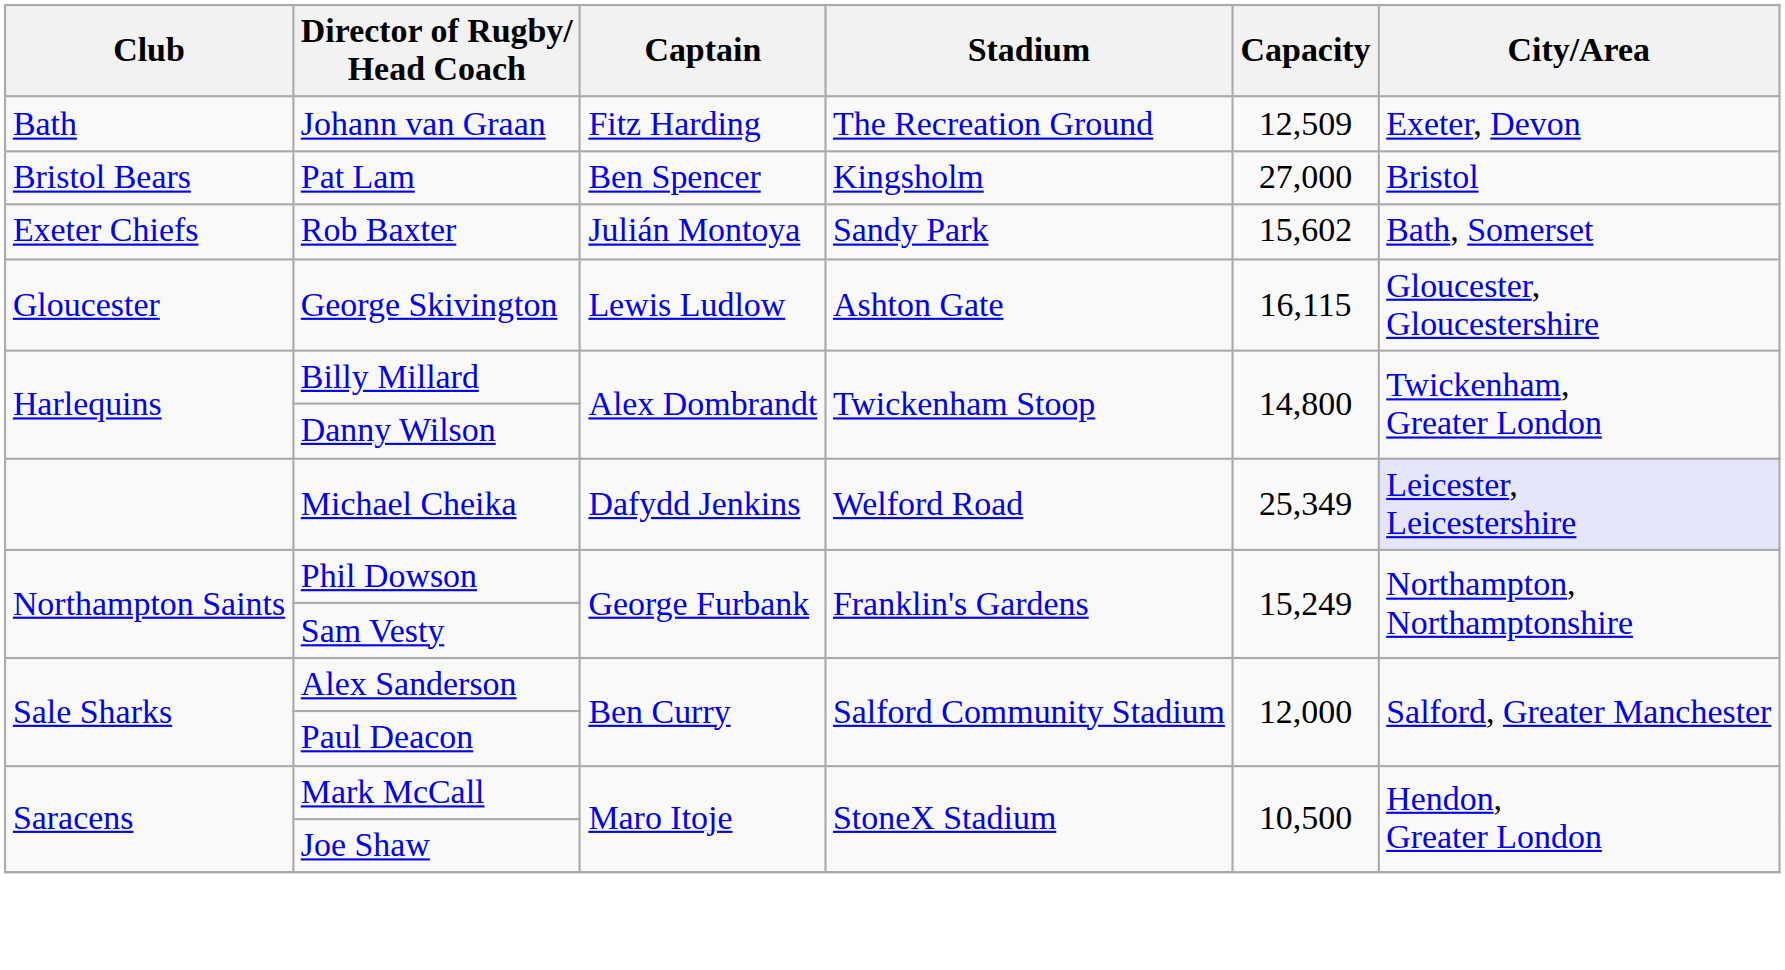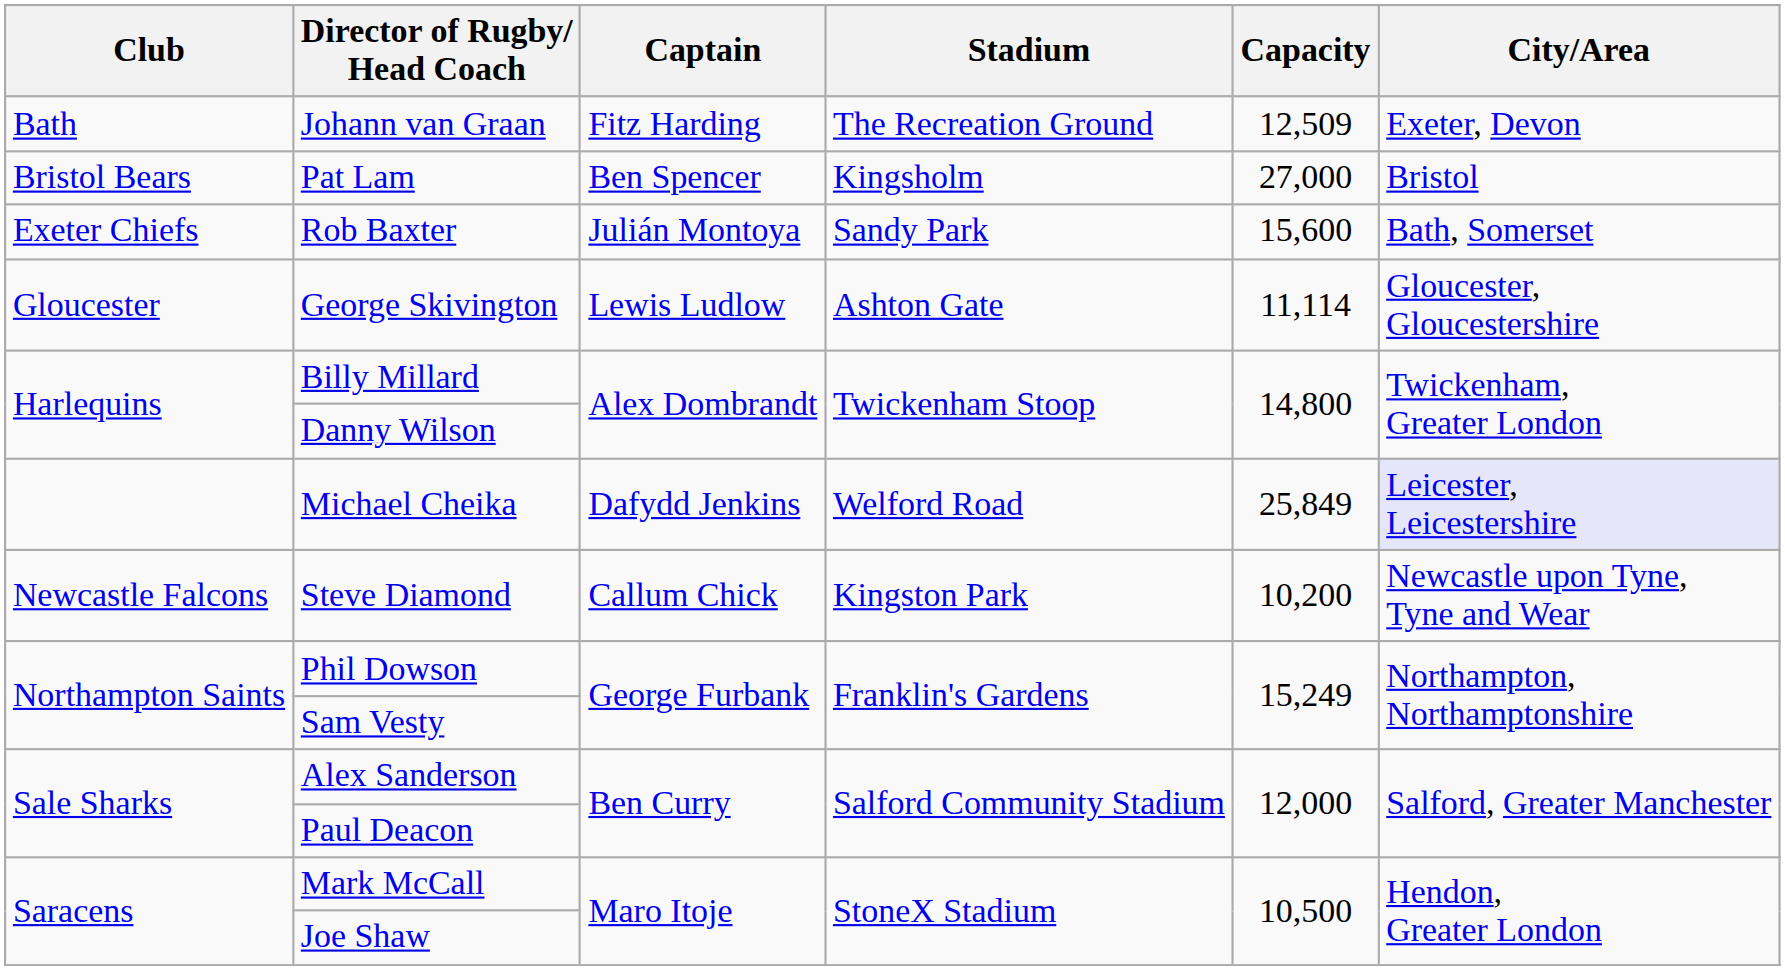(1306, 230) 15,602 -> (1306, 230) 15,600
(1306, 303) 16,115 -> (1306, 303) 11,114
(1306, 503) 25,349 -> (1306, 503) 25,849
+ row: (406, 595)
